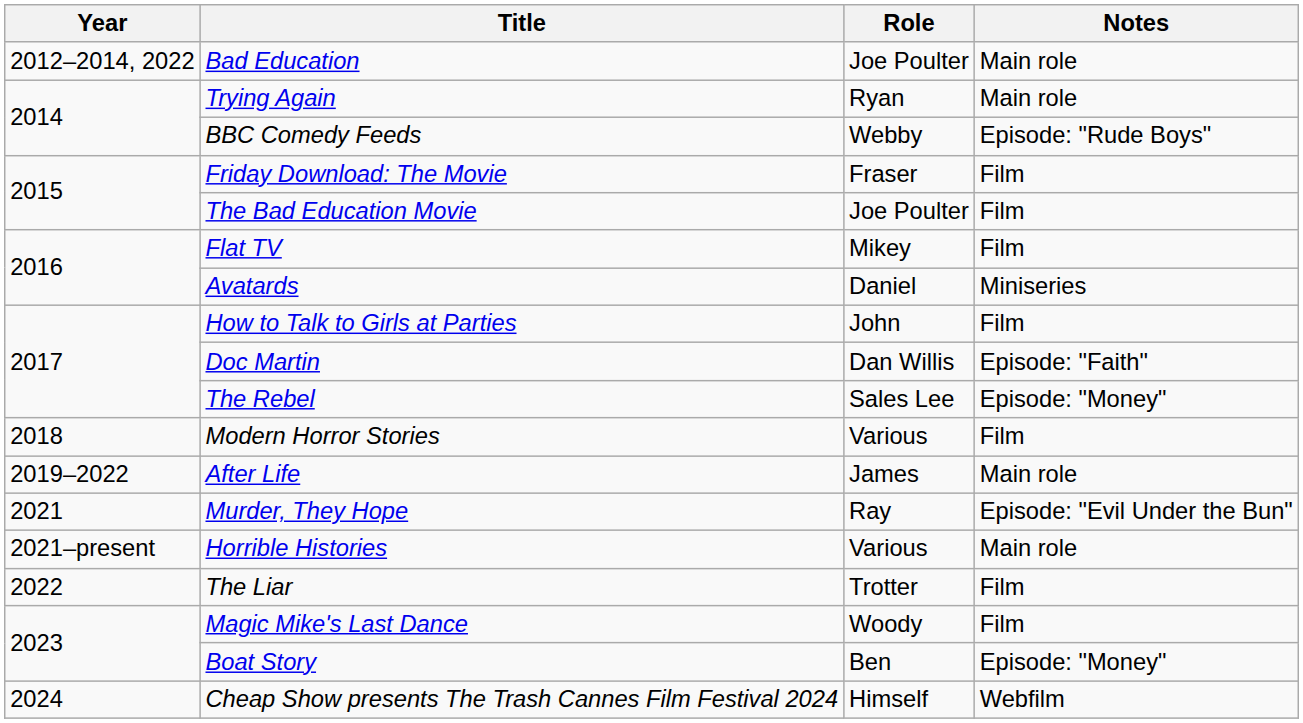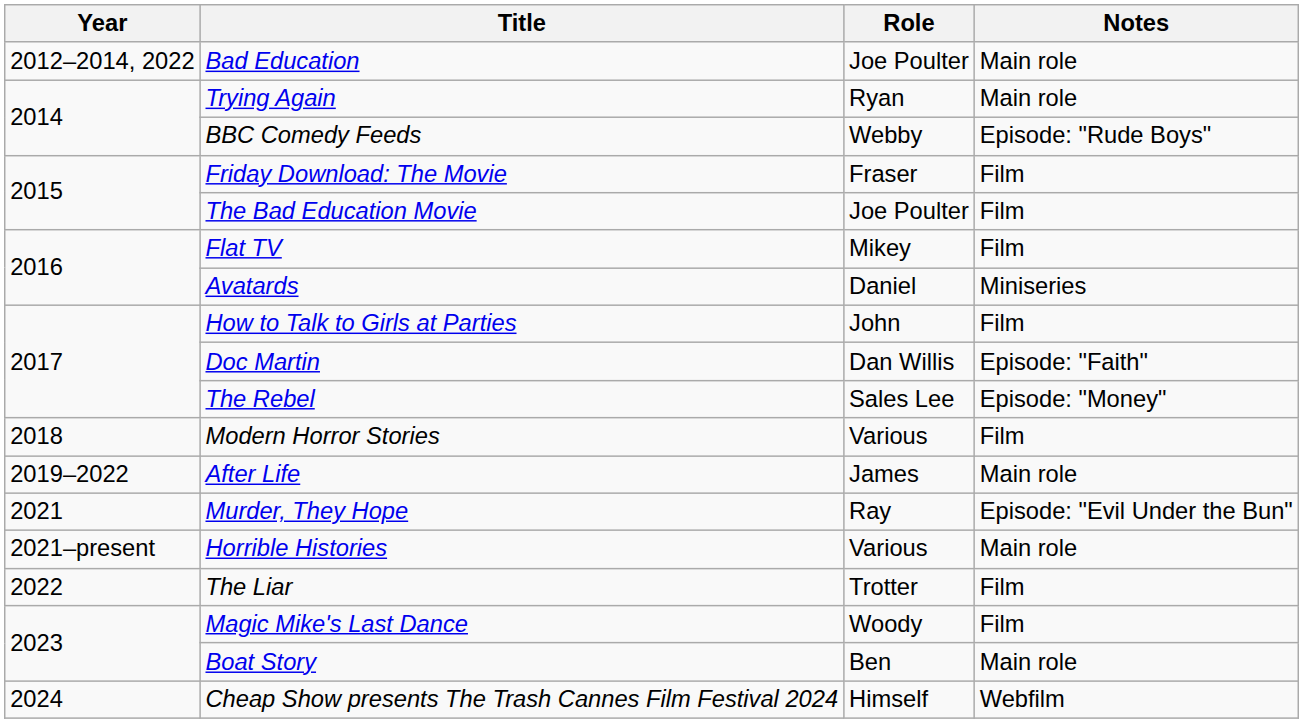(1073, 661) Episode: "Money" -> (1028, 661) Main role
